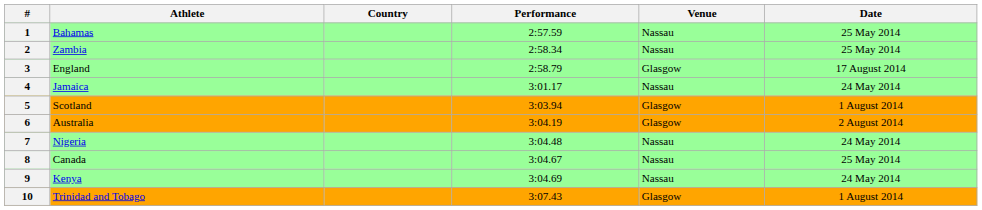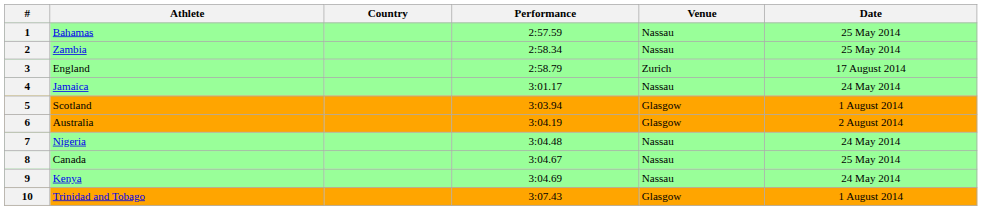(662, 68) Glasgow -> (657, 68) Zurich
